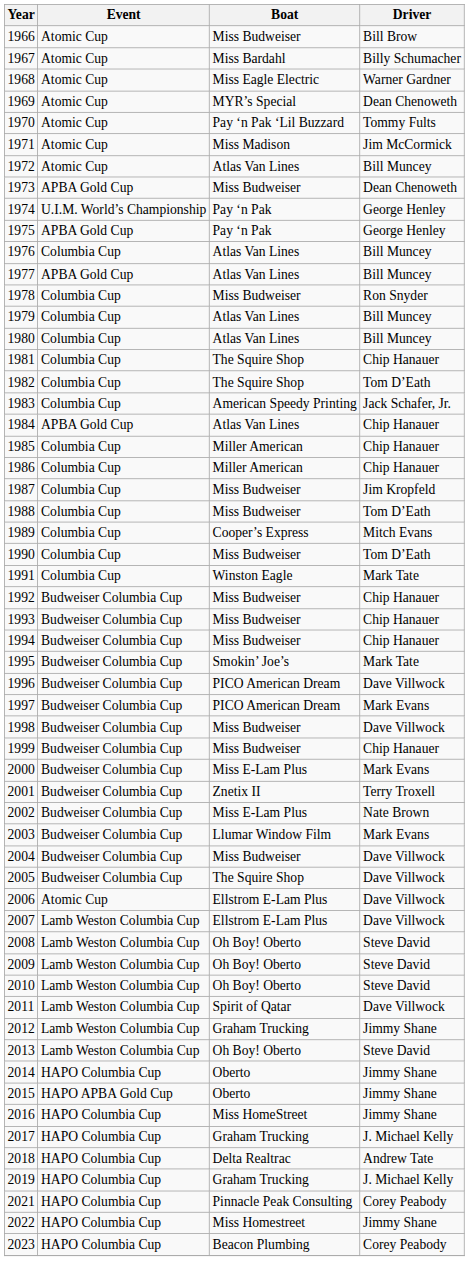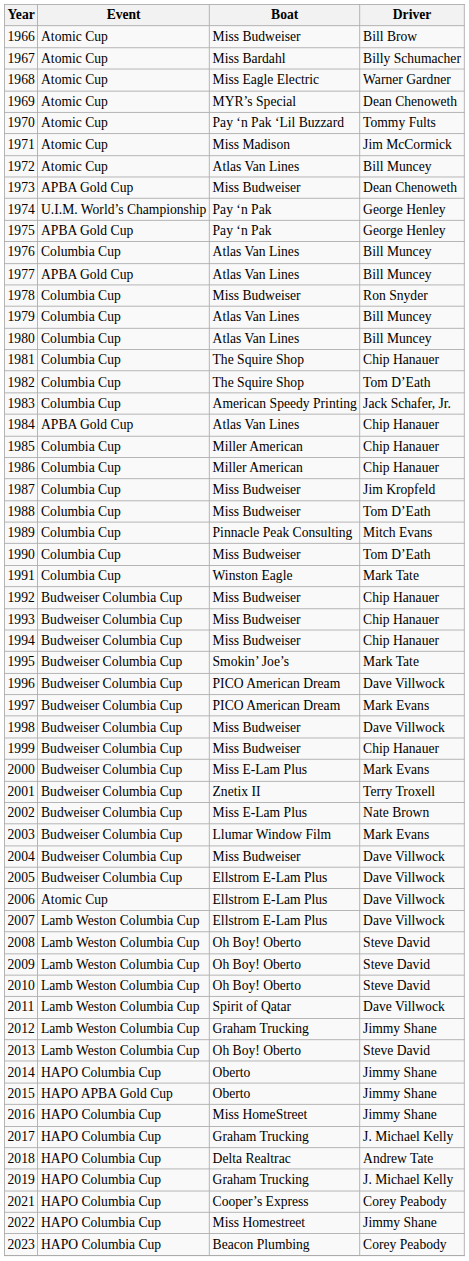(261, 532) Cooper’s Express -> (282, 532) Pinnacle Peak Consulting
(258, 878) The Squire Shop -> (270, 878) Ellstrom E-Lam Plus
(282, 1201) Pinnacle Peak Consulting -> (261, 1201) Cooper’s Express
